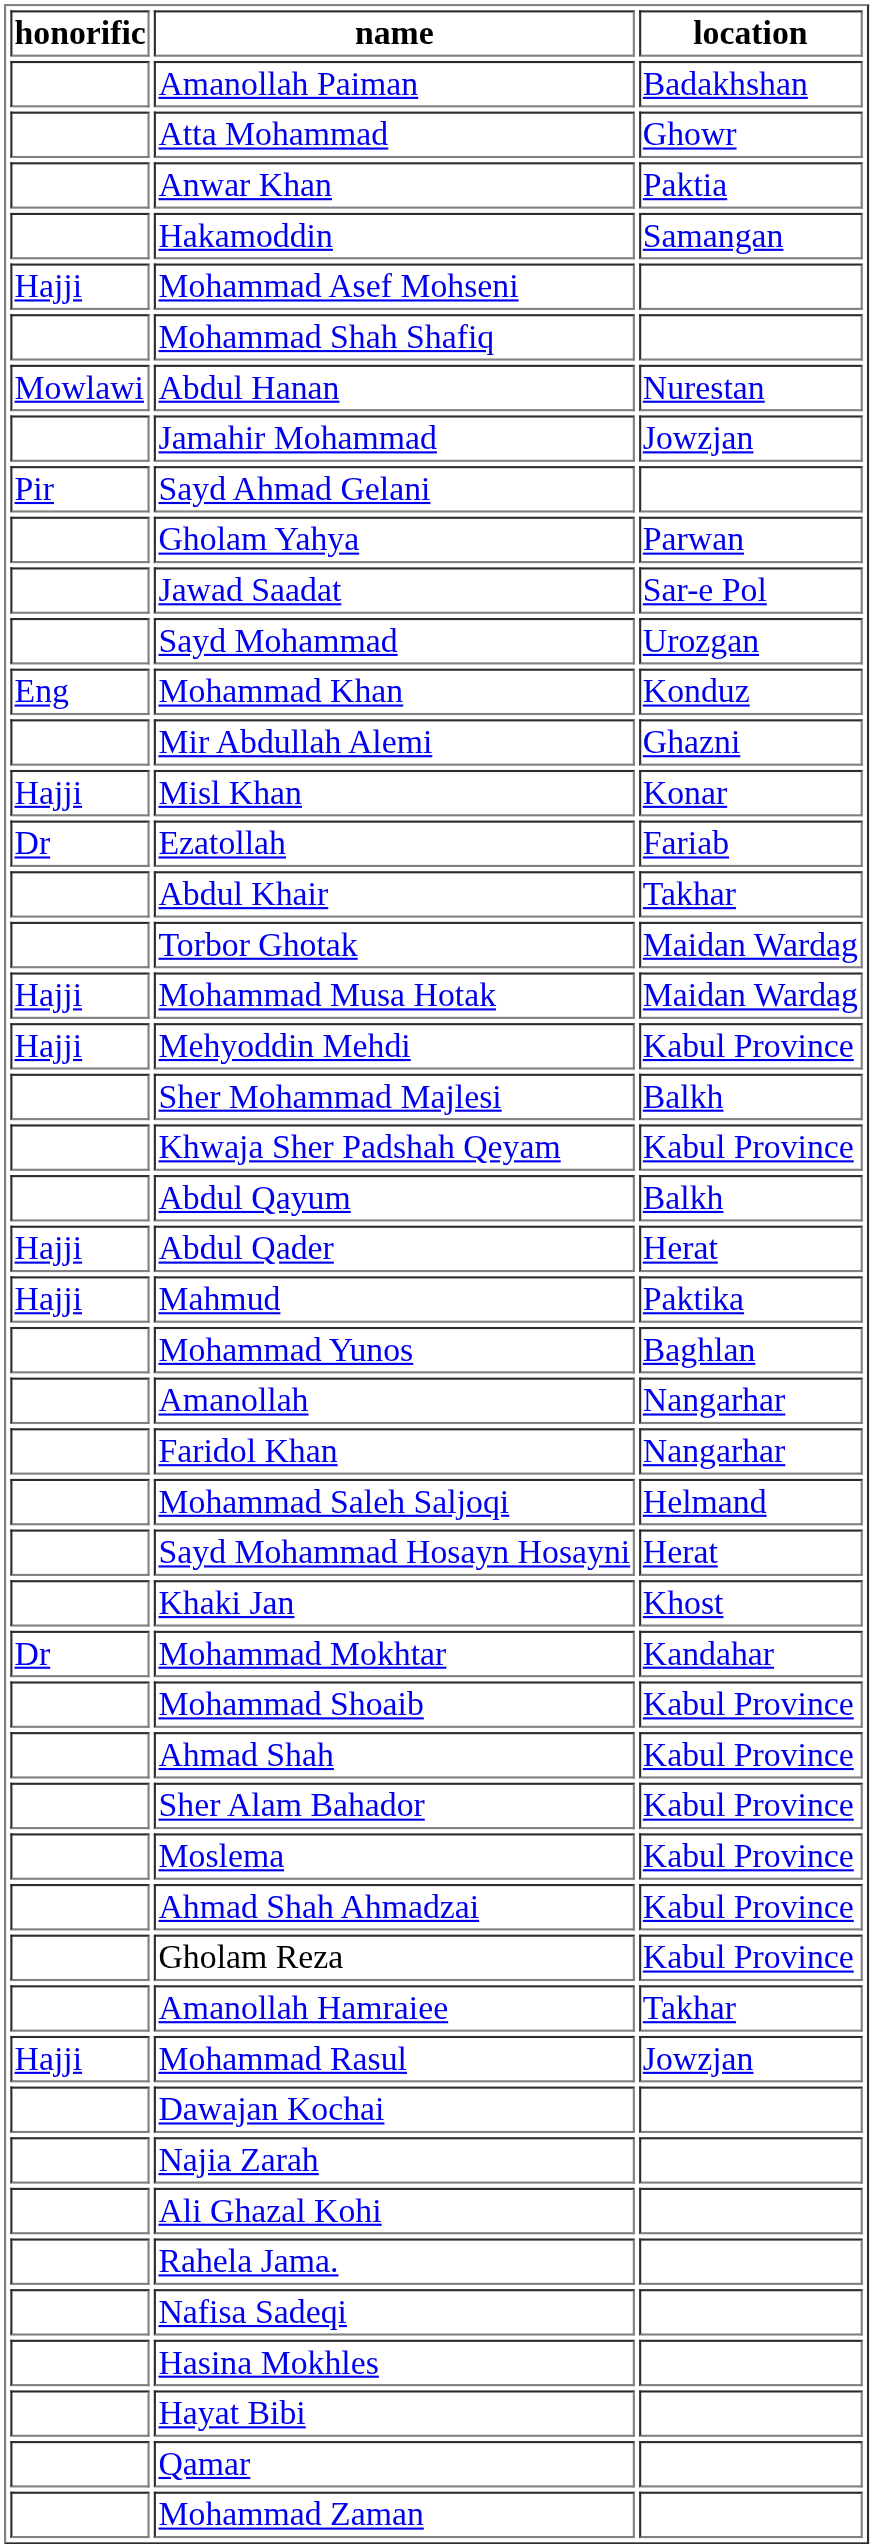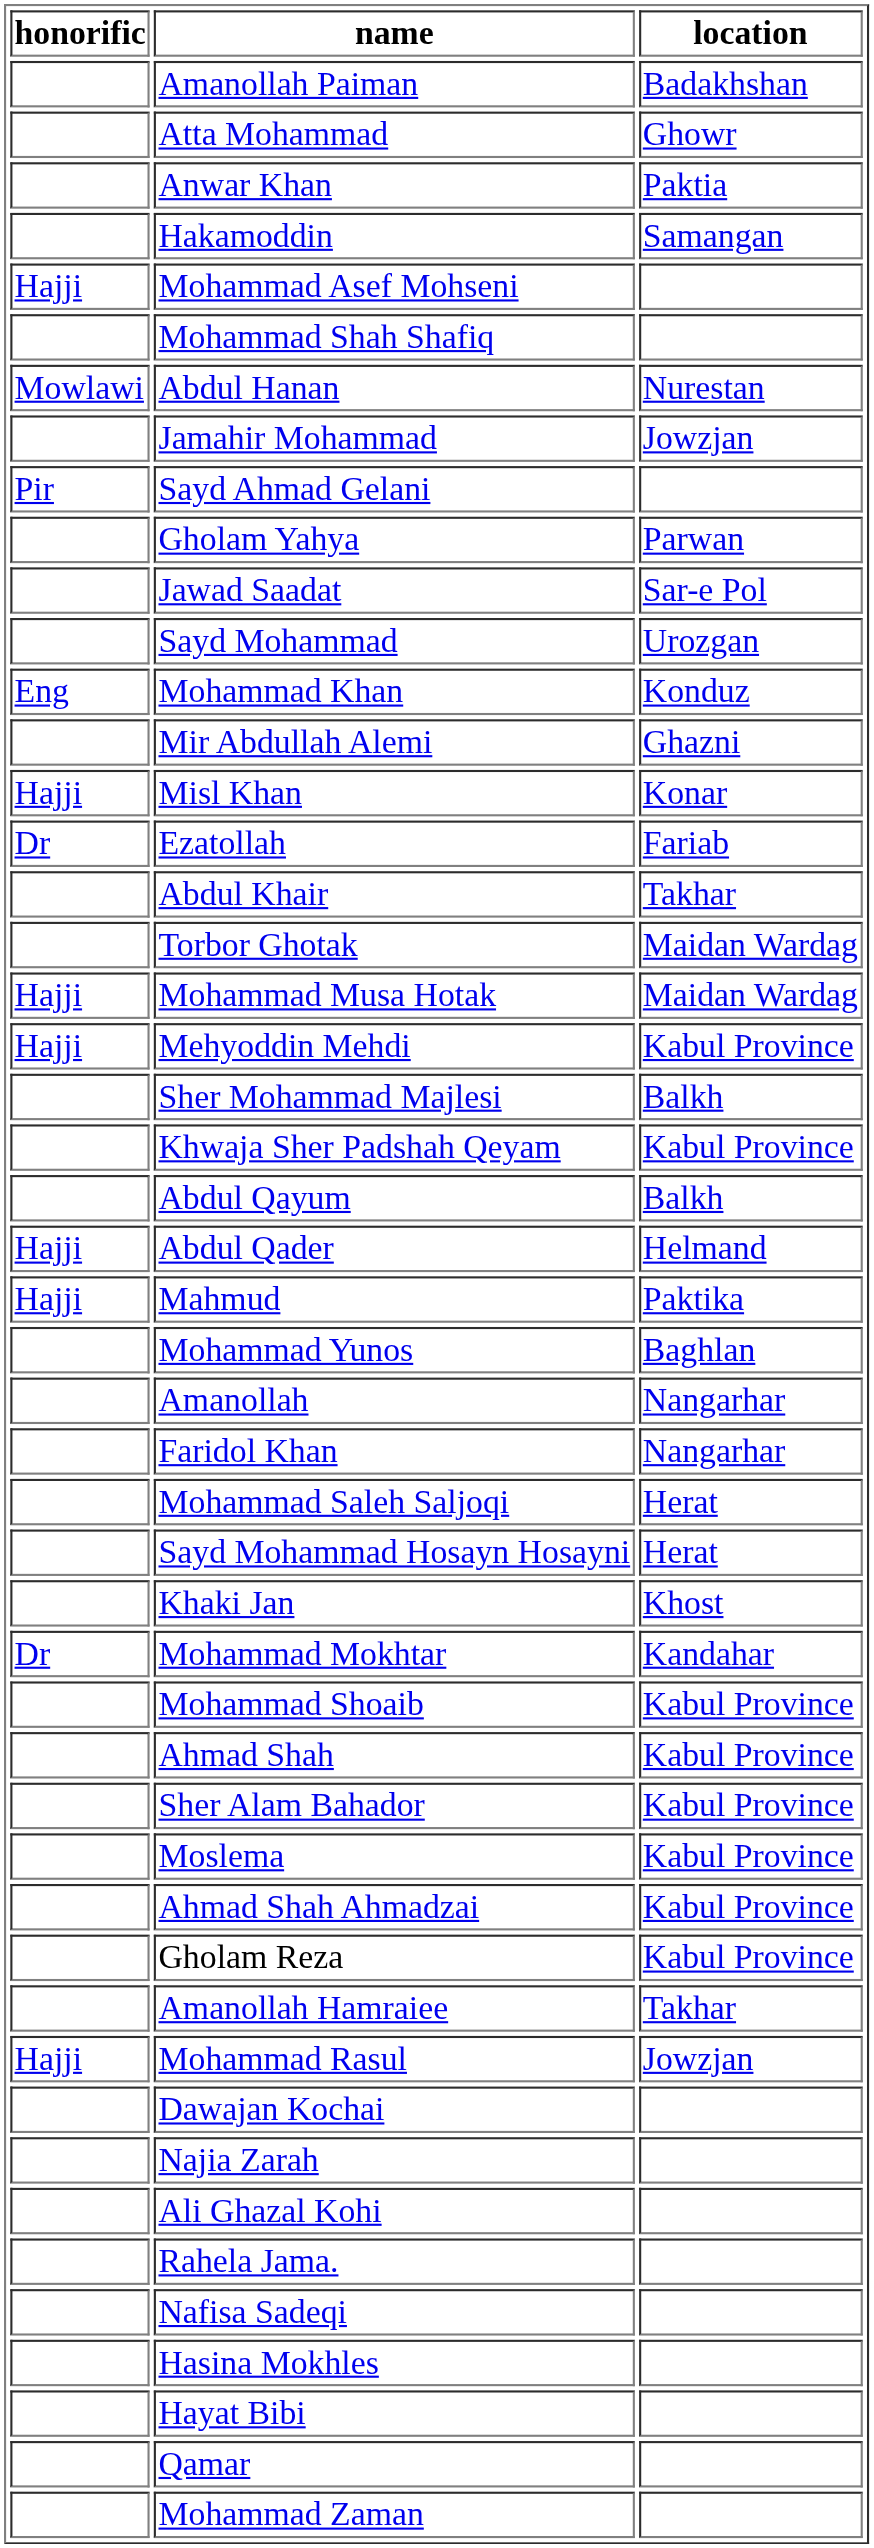(680, 1248) Herat -> (705, 1248) Helmand
(705, 1501) Helmand -> (680, 1501) Herat
